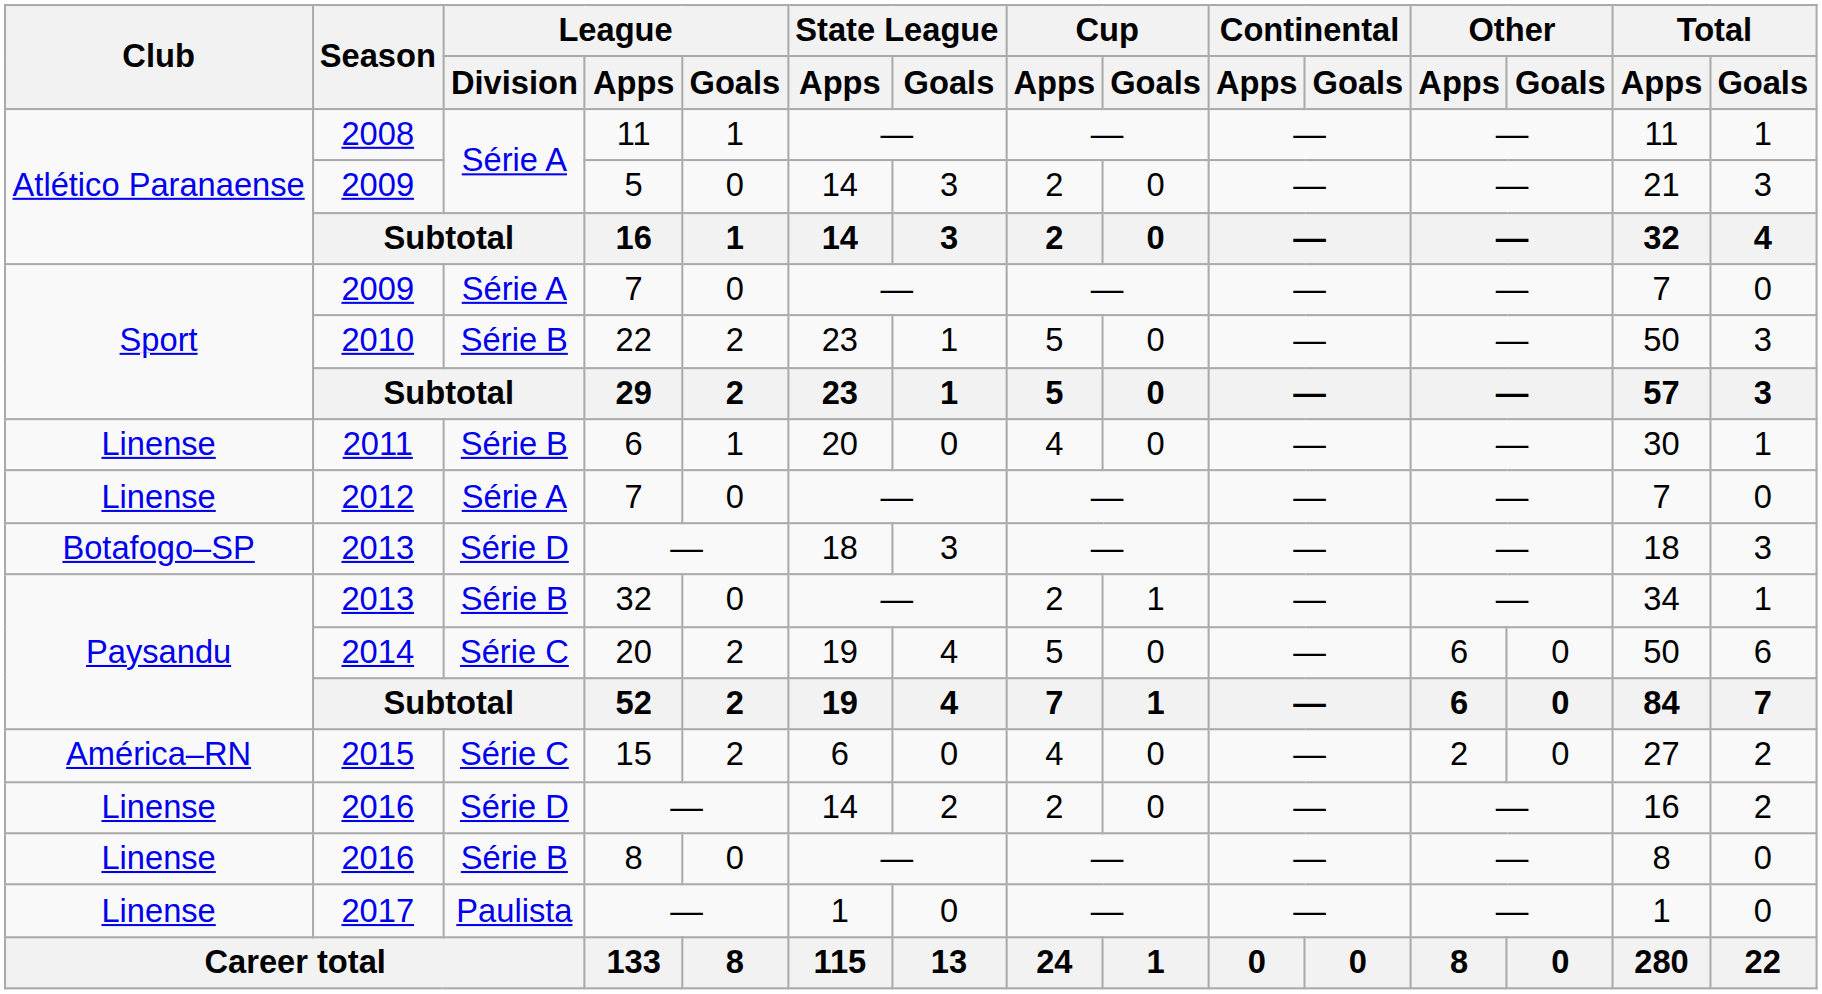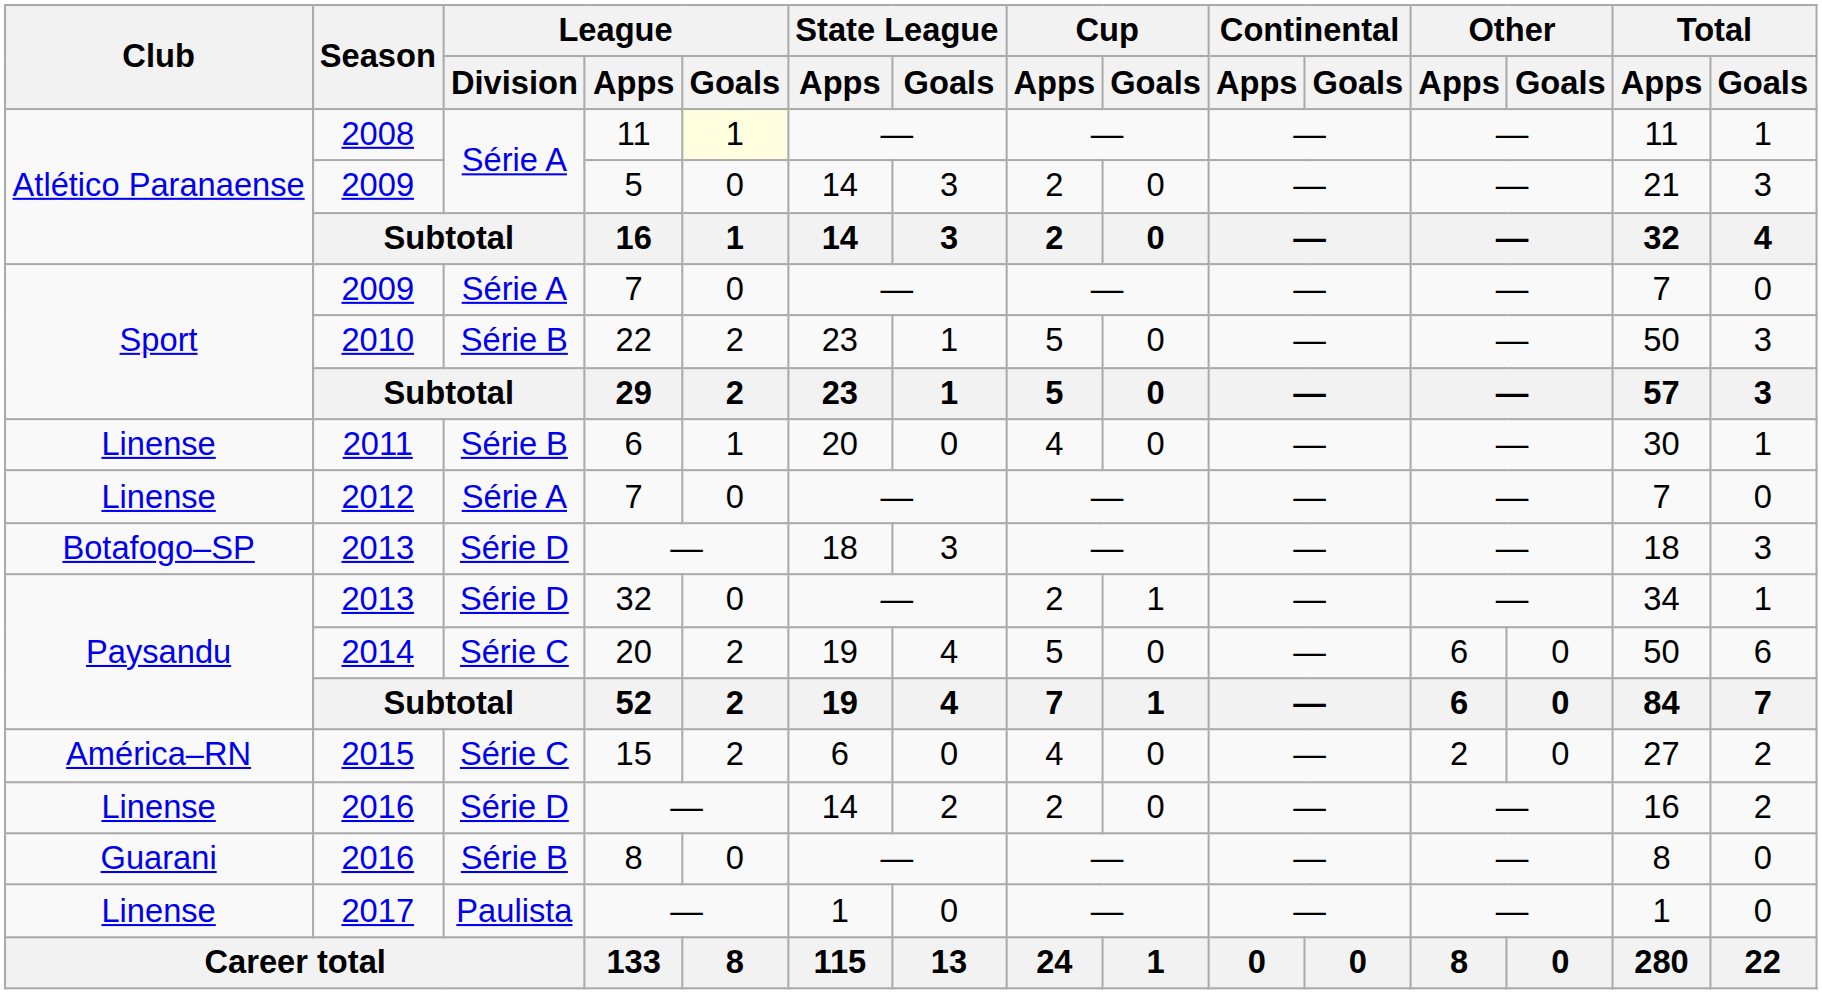(735, 133) no background -> (735, 133) lightyellow background
(514, 599) Série B -> (514, 599) Série D
(159, 858) Linense -> (159, 858) Guarani
